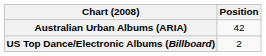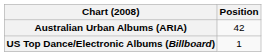(239, 43) 2 -> (239, 43) 1
